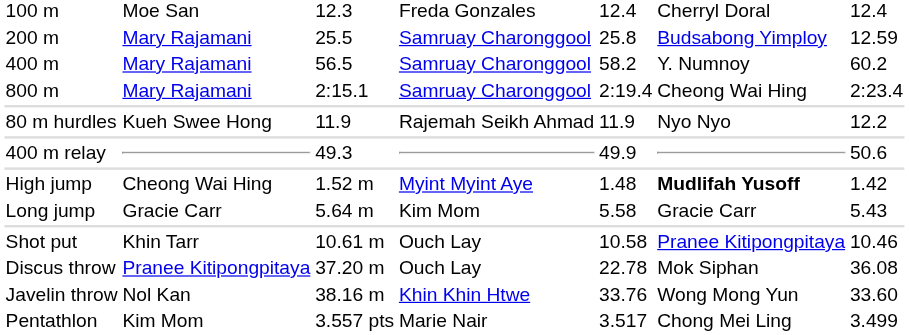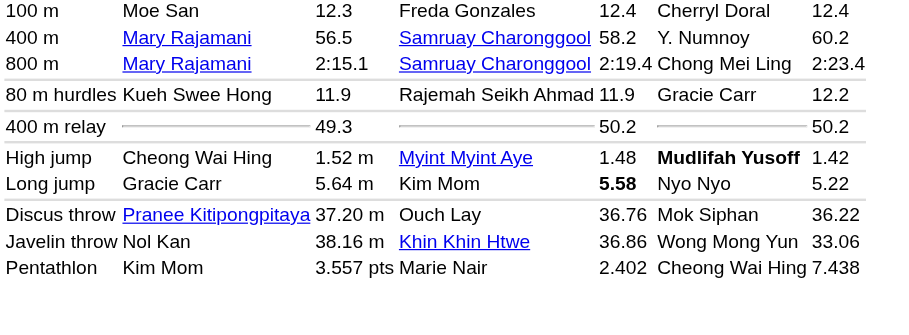- row: (32, 37)
(732, 90) Cheong Wai Hing -> (724, 64) Chong Mei Ling
(694, 121) Nyo Nyo -> (707, 95) Gracie Carr
(618, 152) 49.9 -> (618, 126) 50.2
(869, 152) 50.6 -> (830, 126) 50.2
(618, 210) normal -> (618, 184) bold
(707, 210) Gracie Carr -> (694, 184) Nyo Nyo
(869, 210) 5.43 -> (830, 184) 5.22
- row: (41, 241)
(623, 268) 22.78 -> (623, 215) 36.76
(874, 268) 36.08 -> (836, 215) 36.22
(623, 294) 33.76 -> (623, 241) 36.86
(874, 294) 33.60 -> (836, 241) 33.06
(623, 320) 3.517 -> (623, 268) 2.402
(724, 320) Chong Mei Ling -> (732, 268) Cheong Wai Hing
(874, 320) 3.499 -> (836, 268) 7.438
